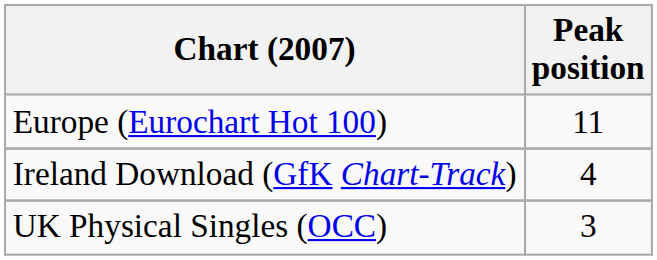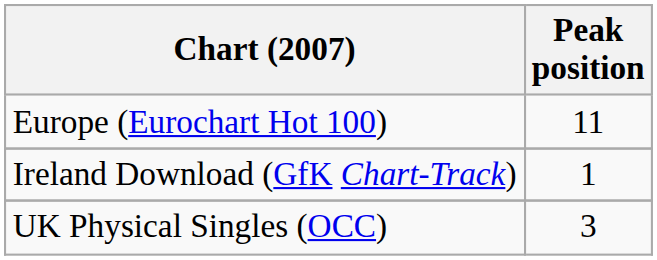(588, 173) 4 -> (588, 173) 1
